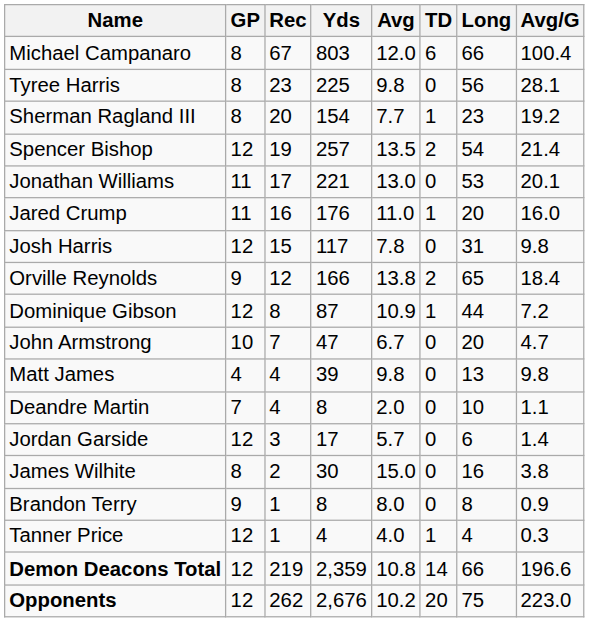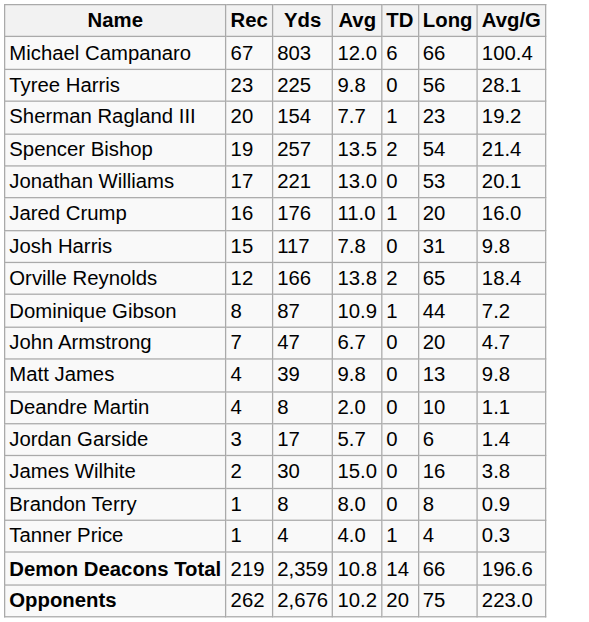- column: (245, 20)
